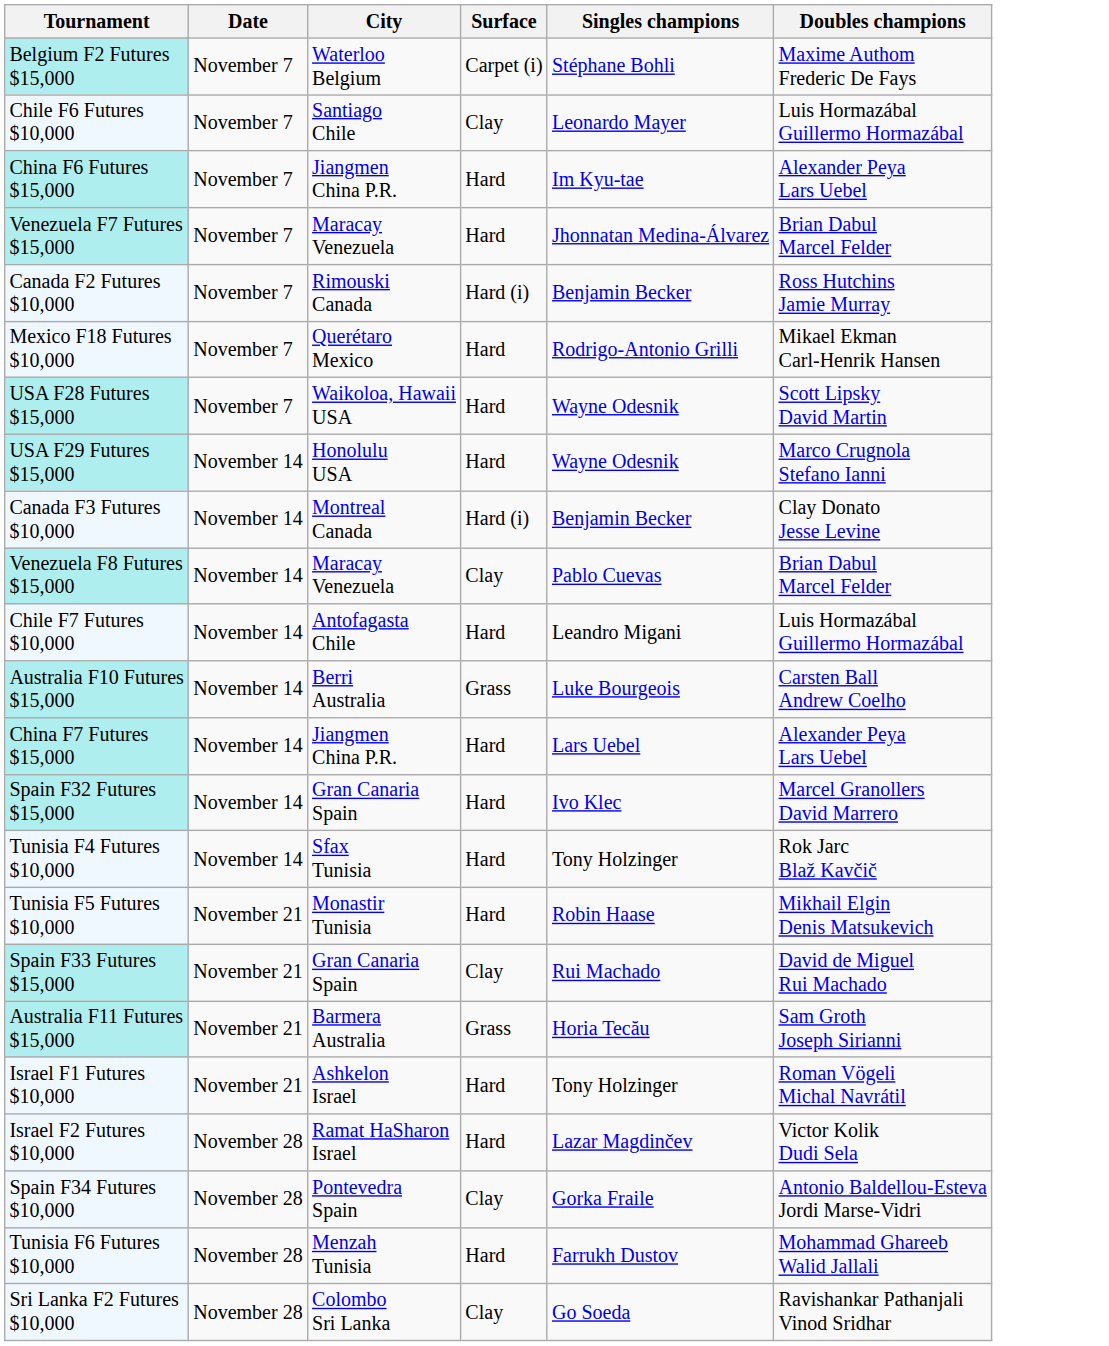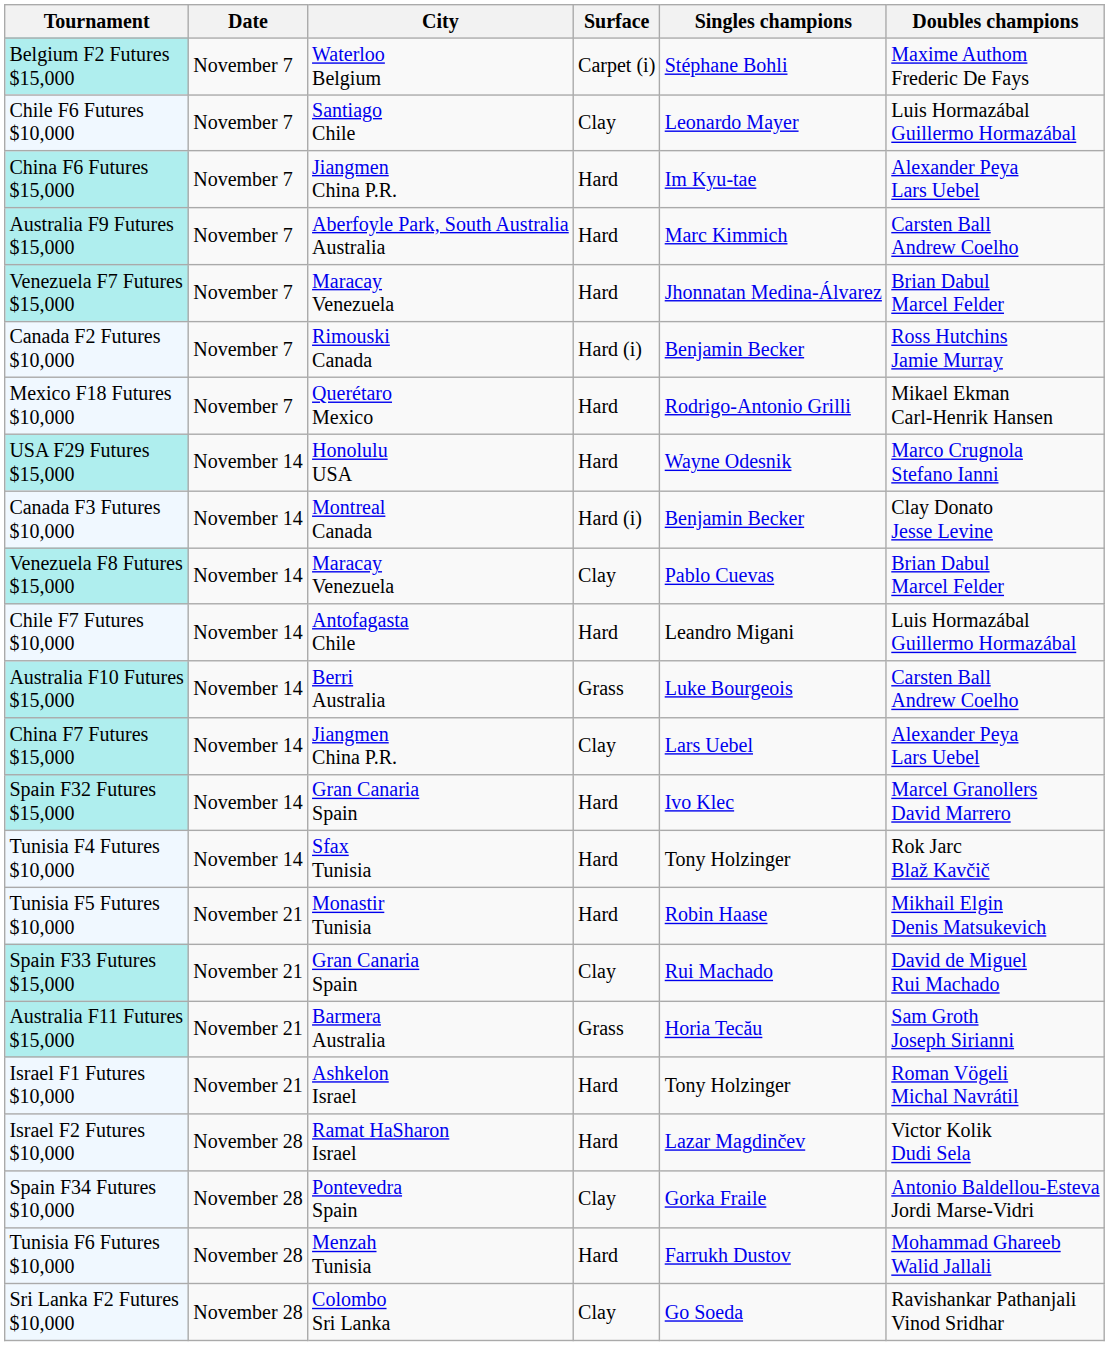+ row: (92, 236)
- row: (79, 406)
(485, 745) Hard -> (597, 745) Clay
